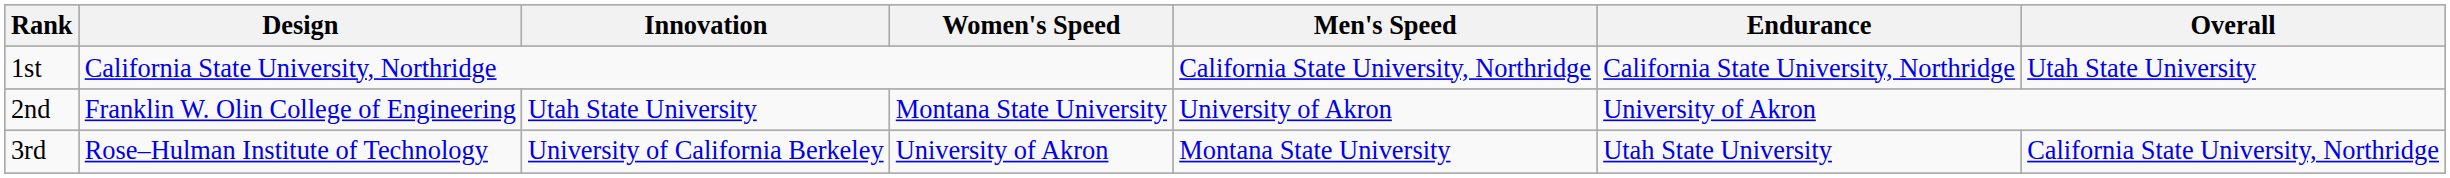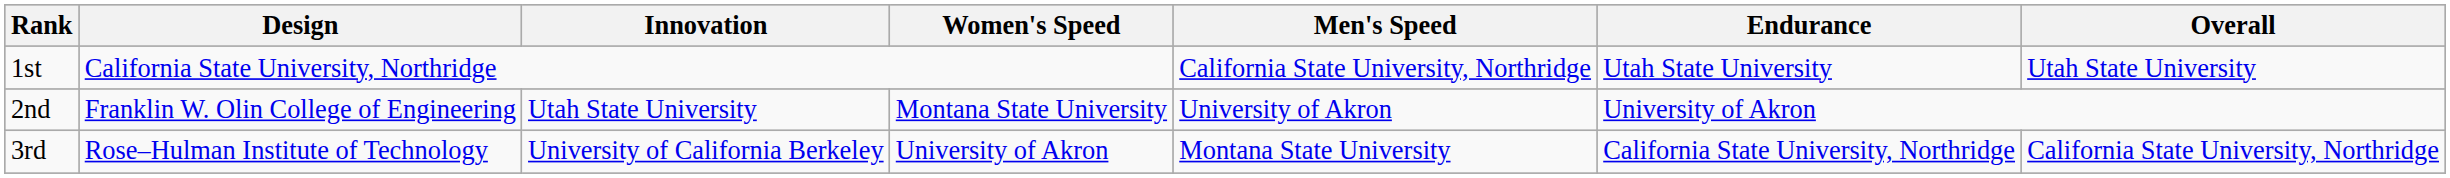(1809, 67) California State University, Northridge -> (1718, 67) Utah State University
(1718, 151) Utah State University -> (1809, 151) California State University, Northridge
